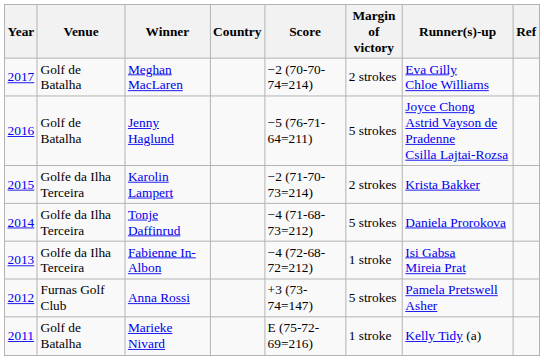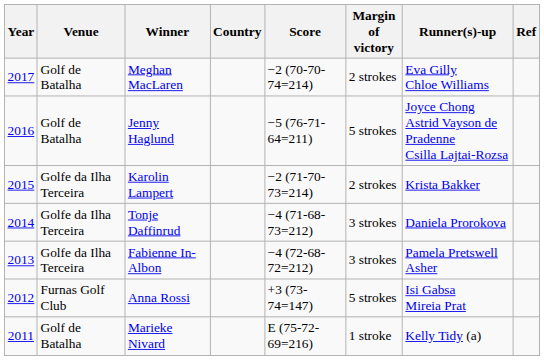(373, 222) 5 strokes -> (373, 222) 3 strokes
(370, 260) 1 stroke -> (373, 260) 3 strokes
(436, 260) Isi Gabsa Mireia Prat -> (452, 260) Pamela Pretswell Asher
(452, 298) Pamela Pretswell Asher -> (436, 298) Isi Gabsa Mireia Prat
